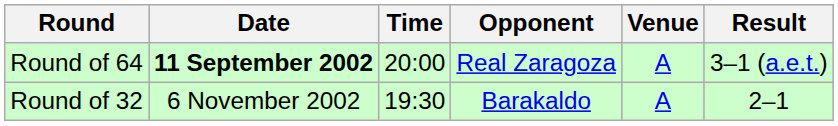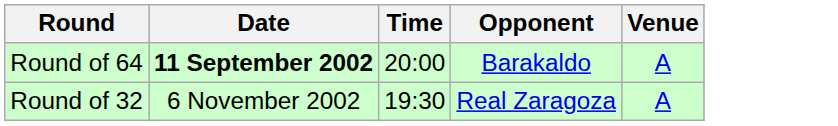- column: (769, 23)
(536, 62) Real Zaragoza -> (536, 62) Barakaldo
(536, 100) Barakaldo -> (536, 100) Real Zaragoza
